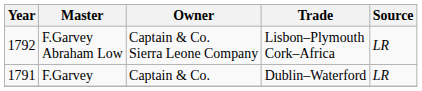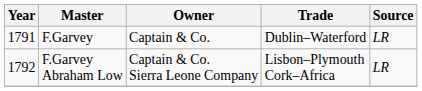rows swapped: (67, 75) <-> (82, 45)
